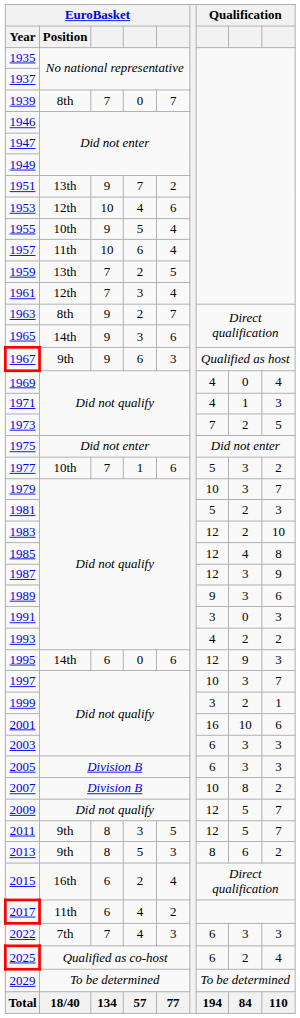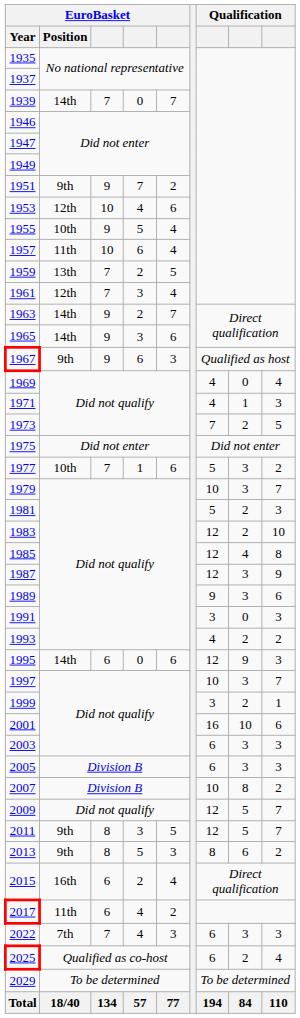(65, 101) 8th -> (65, 101) 14th
(65, 186) 13th -> (65, 186) 9th
(65, 314) 8th -> (65, 314) 14th
